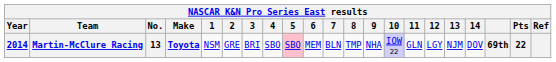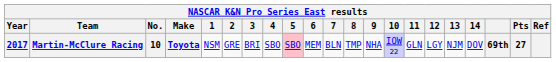(17, 45) 2014 -> (17, 45) 2017
(155, 45) 13 -> (155, 45) 10
(521, 45) 22 -> (521, 45) 27
